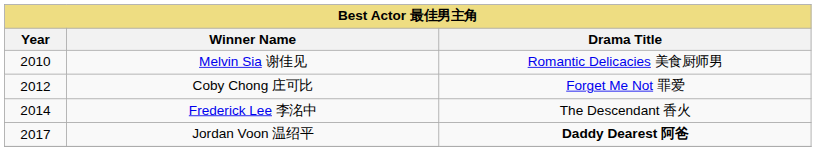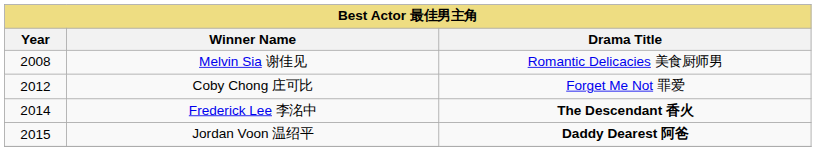(35, 62) 2010 -> (35, 62) 2008
(625, 110) normal -> (625, 110) bold
(35, 134) 2017 -> (35, 134) 2015
